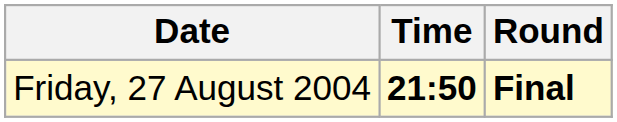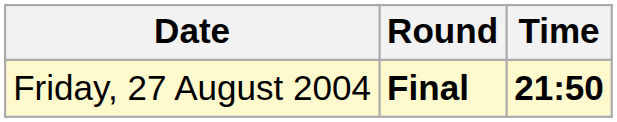columns swapped: (432, 32) <-> (548, 32)
